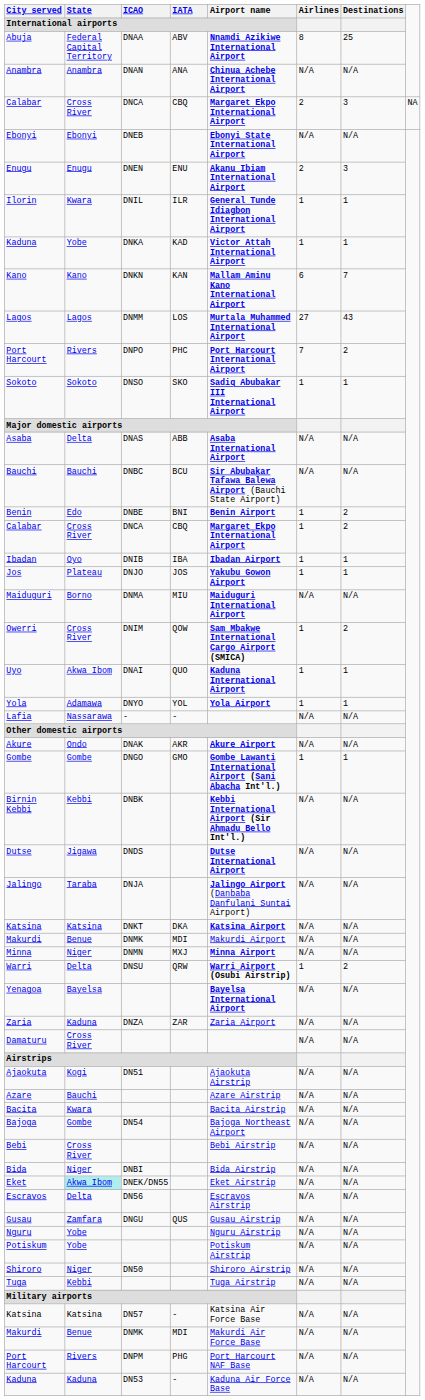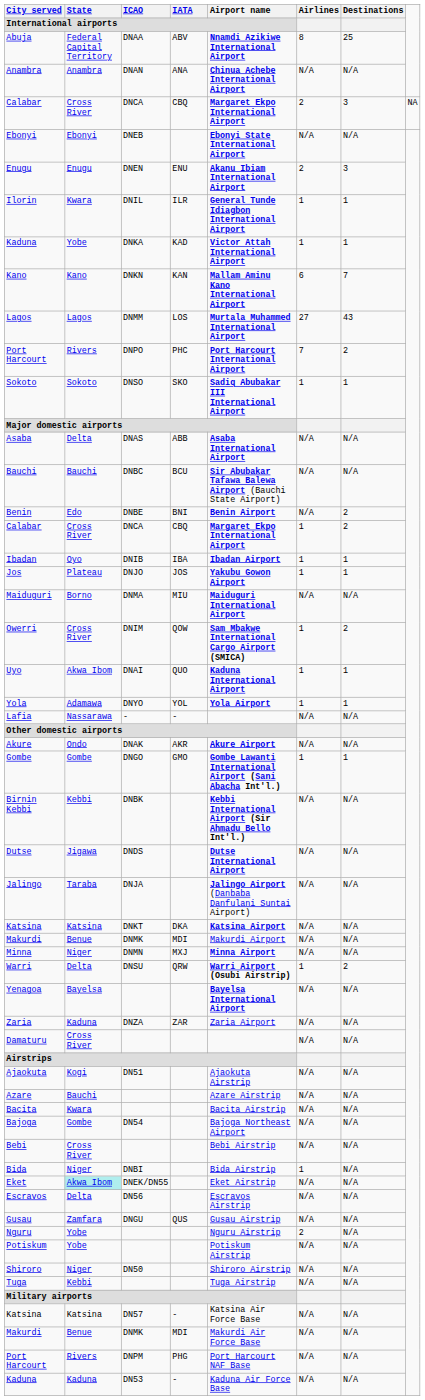(301, 514) 1 -> (306, 514) N/A
(306, 1170) N/A -> (301, 1170) 1
(306, 1233) N/A -> (301, 1233) 2
